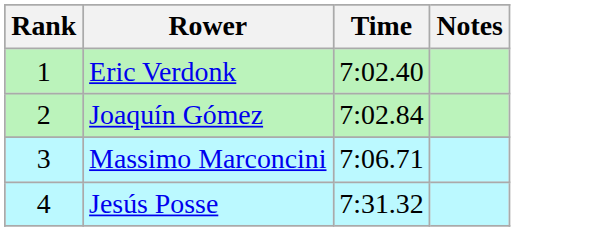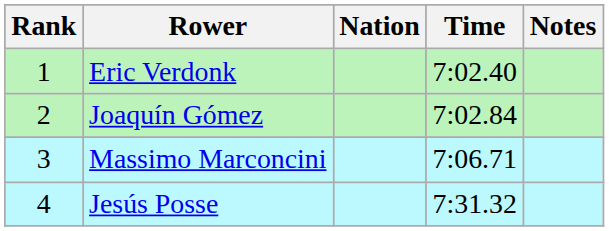+ column: (380, 26)
